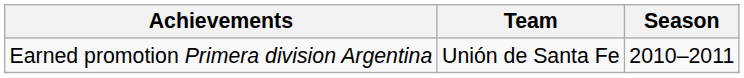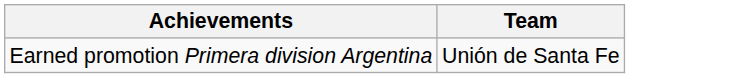- column: (682, 21)
